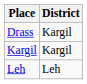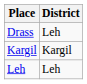(57, 32) Kargil -> (51, 32) Leh
